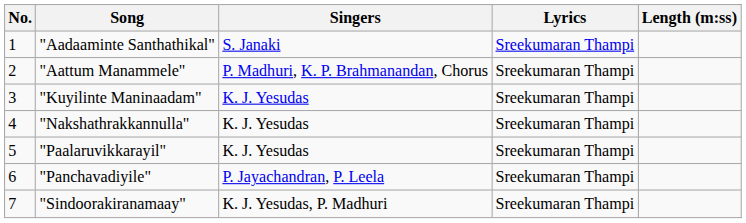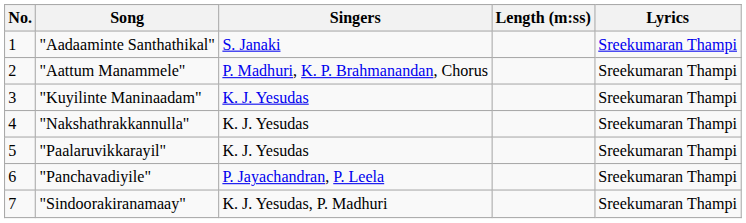columns swapped: (565, 17) <-> (689, 17)
